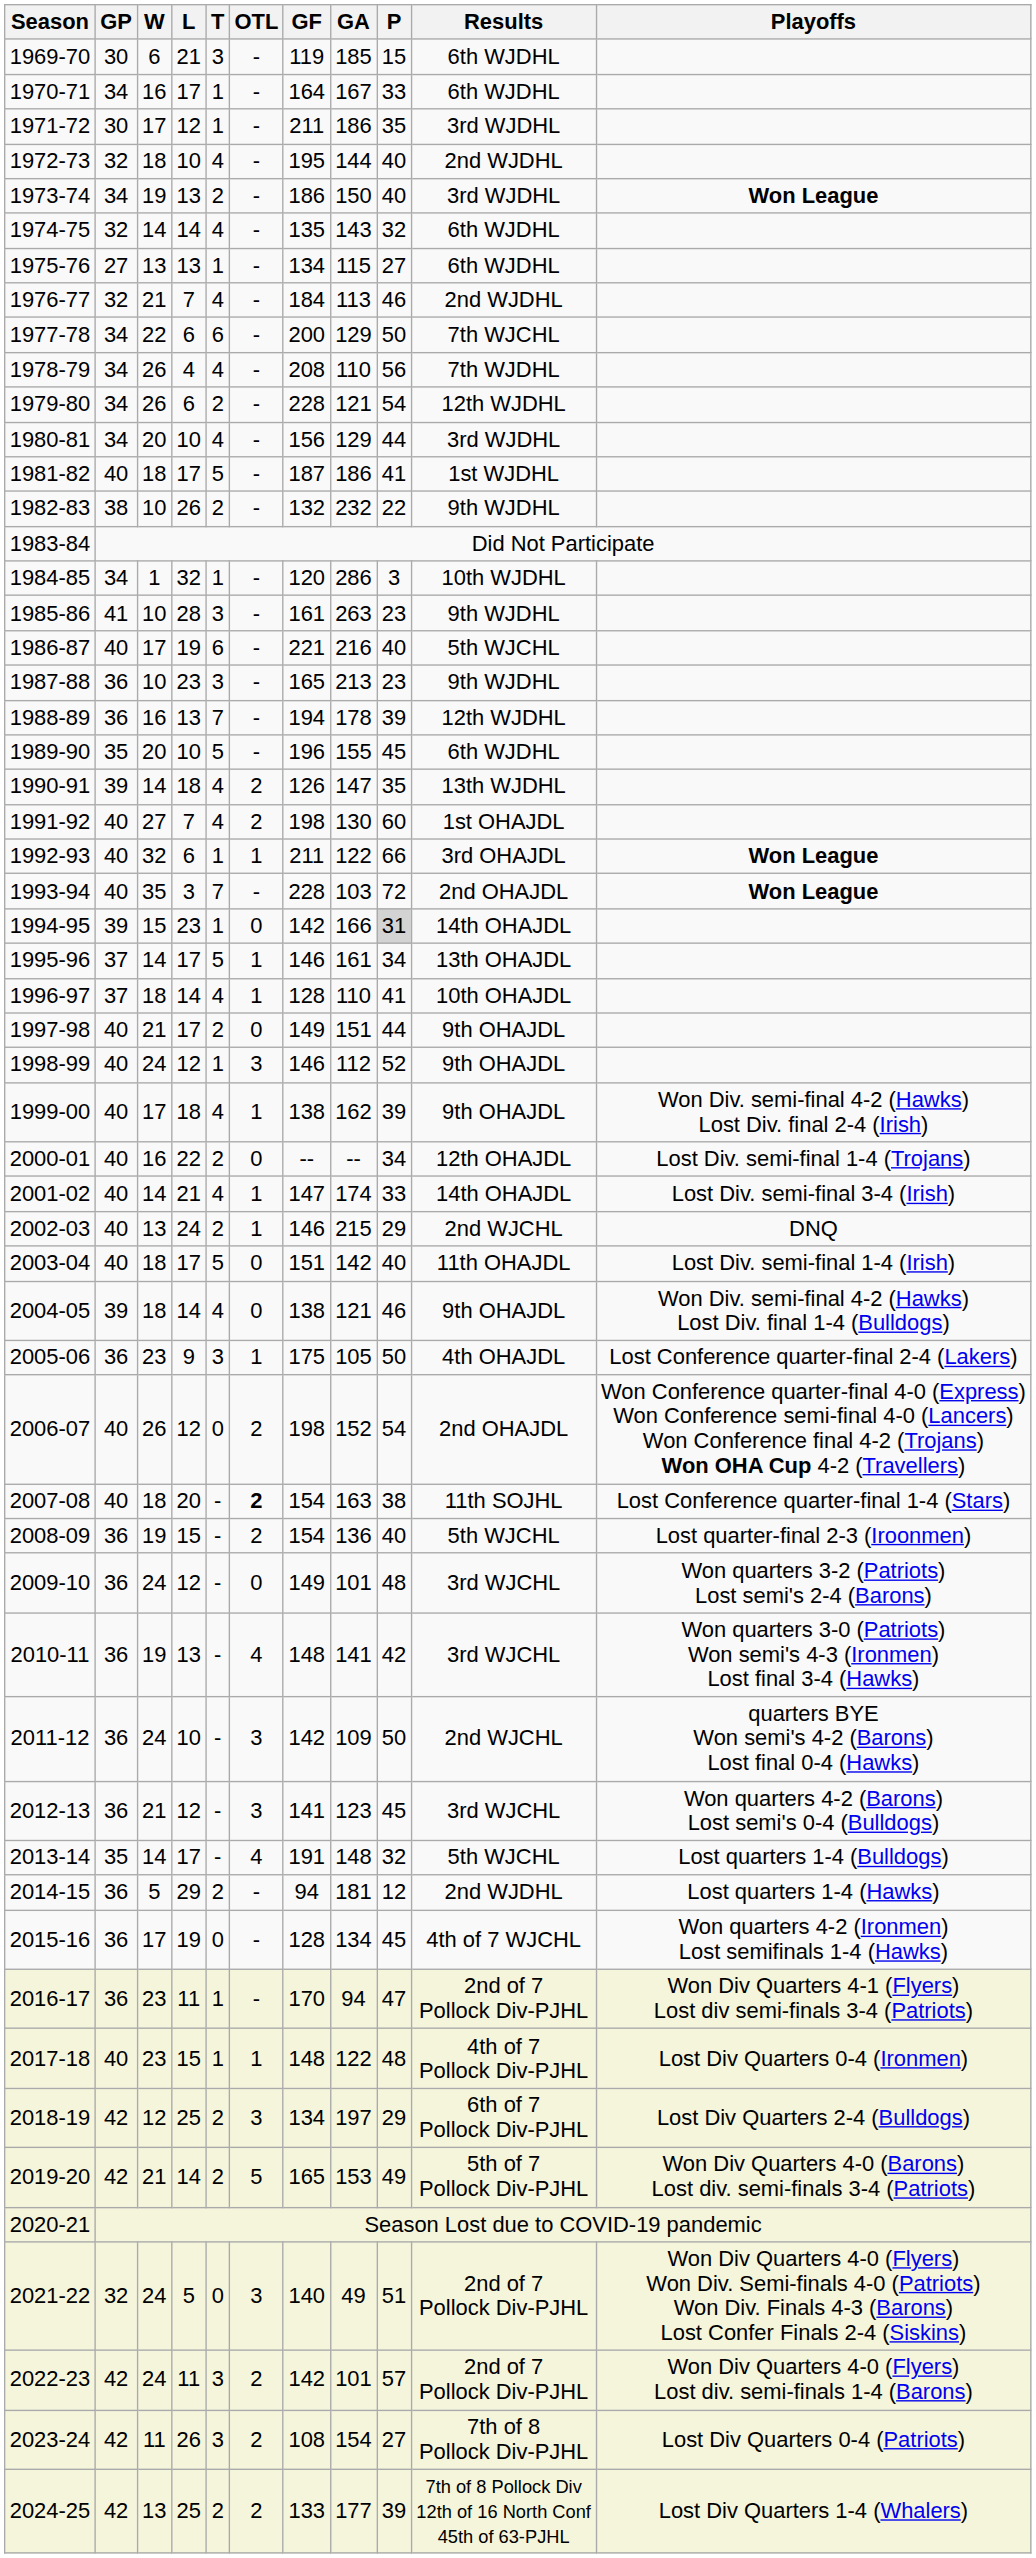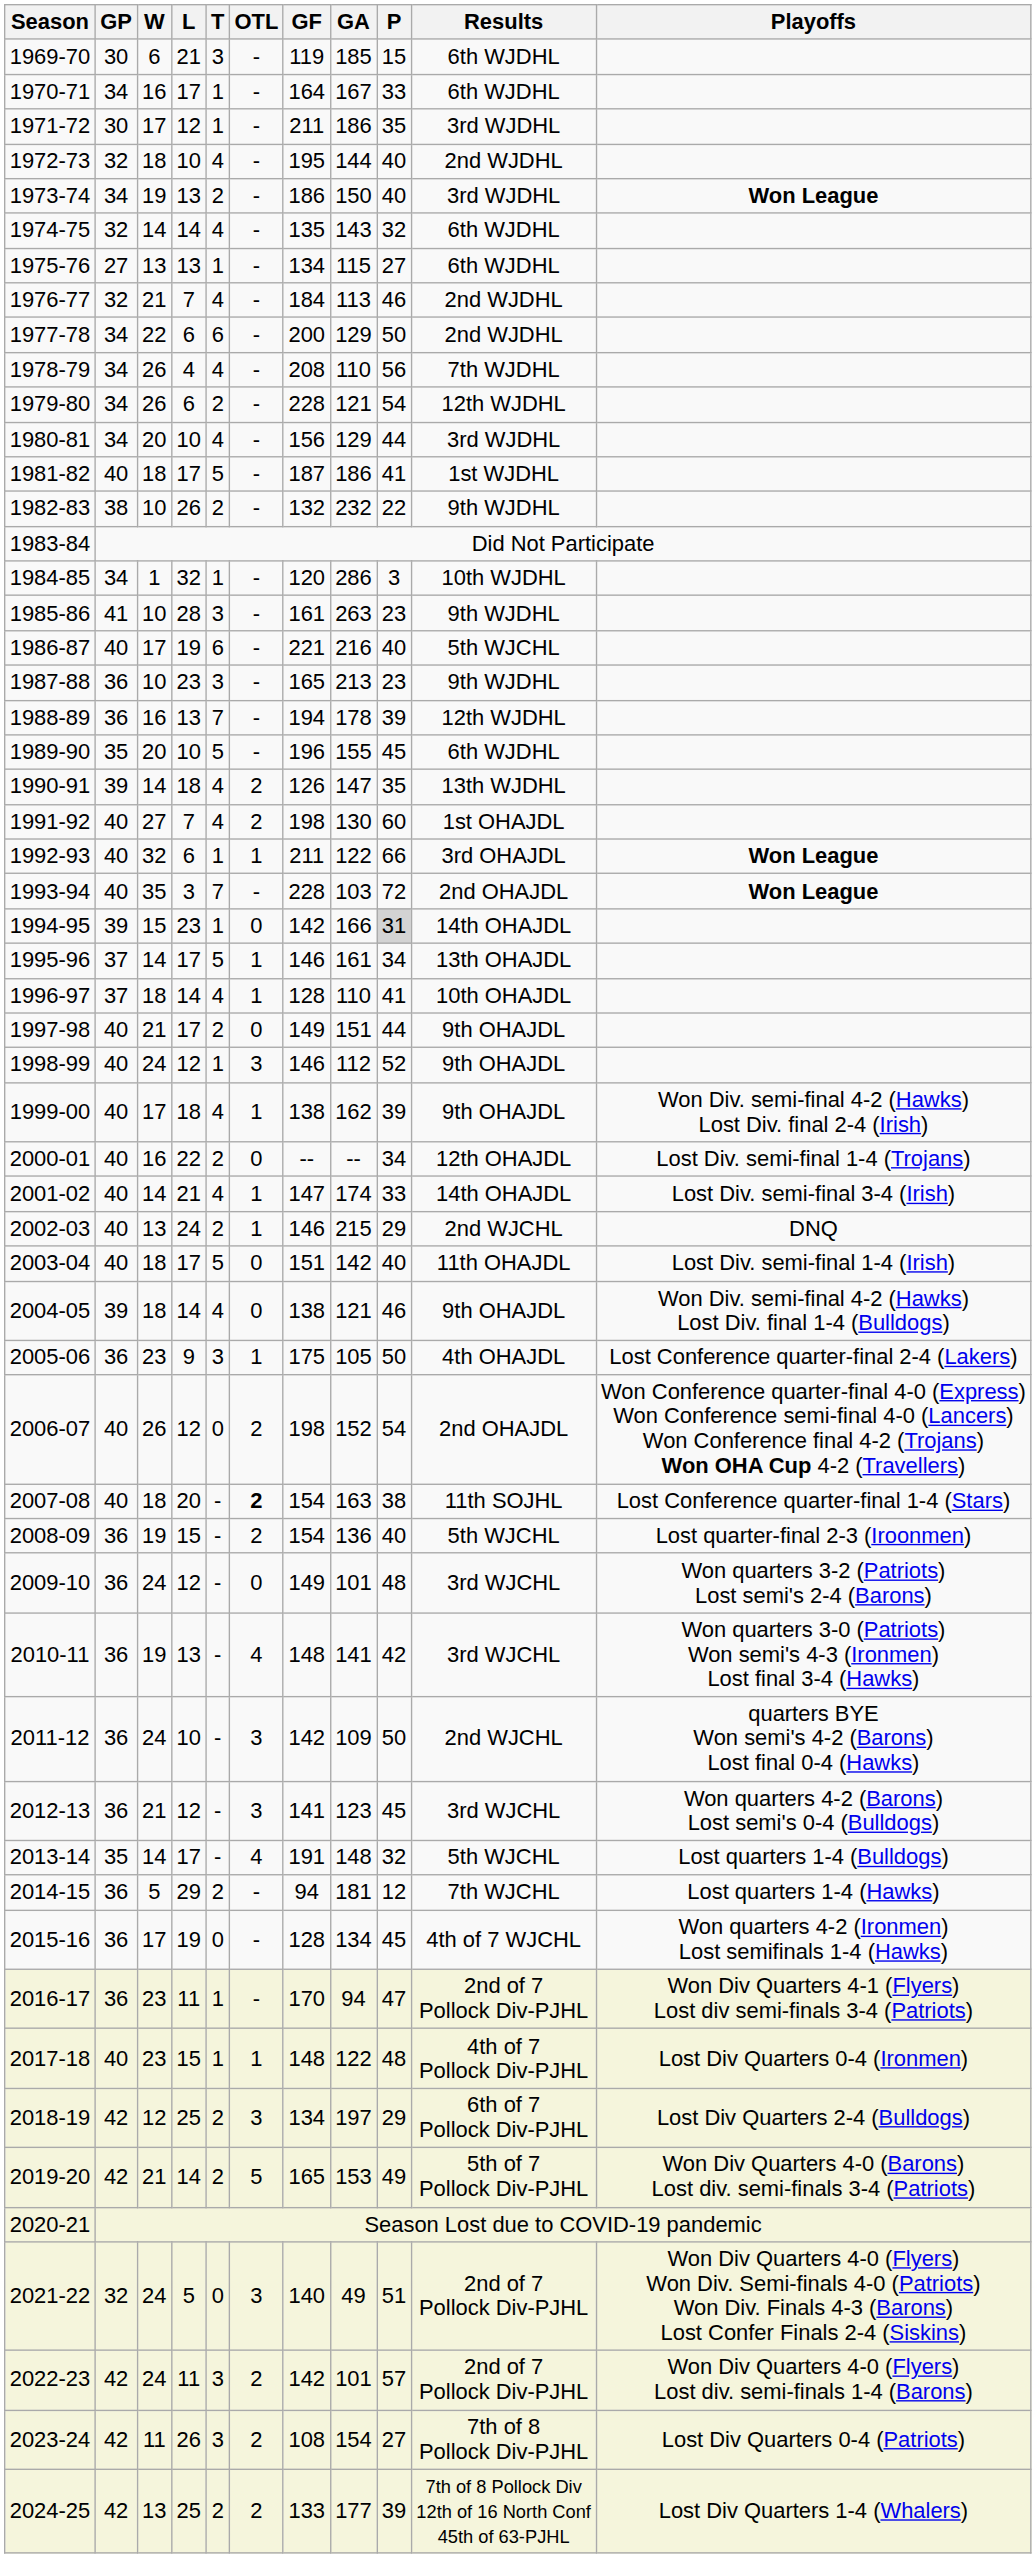(504, 334) 7th WJCHL -> (504, 334) 2nd WJDHL
(504, 1892) 2nd WJDHL -> (504, 1892) 7th WJCHL
